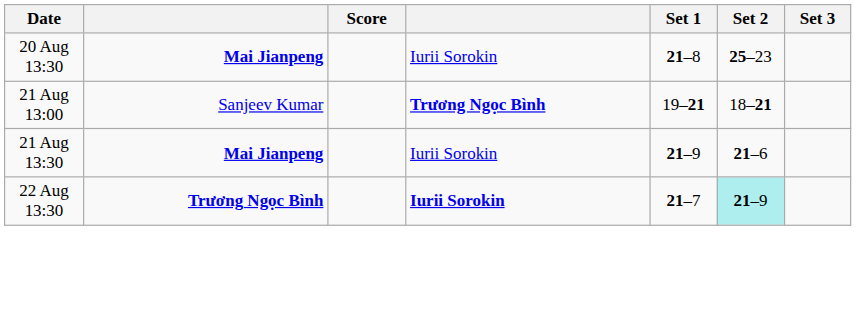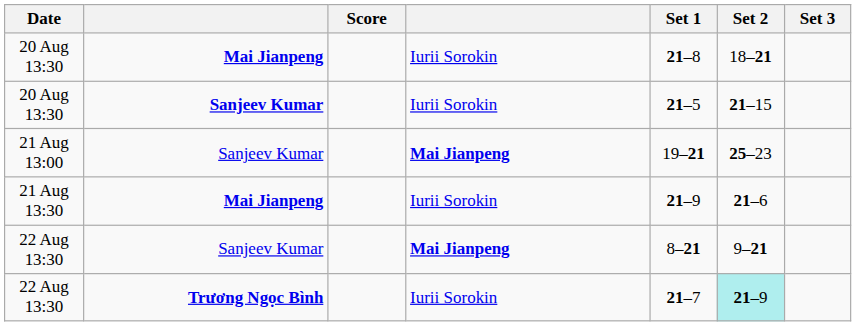(750, 56) 25–23 -> (750, 56) 18–21
+ row: (44, 105)
(478, 105) Trương Ngọc Bình -> (460, 153) Mai Jianpeng
(750, 105) 18–21 -> (750, 153) 25–23
+ row: (44, 249)
(457, 201) bold -> (454, 297) normal
